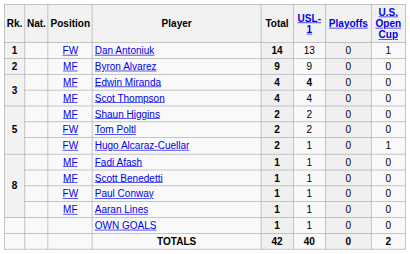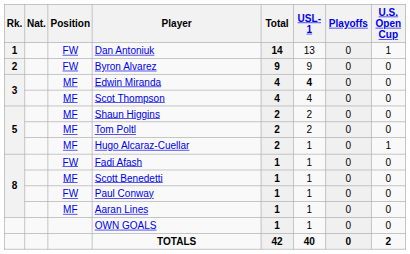(70, 67) MF -> (70, 67) FW
(70, 130) FW -> (70, 130) MF
(70, 146) FW -> (70, 146) MF
(70, 162) MF -> (70, 162) FW
